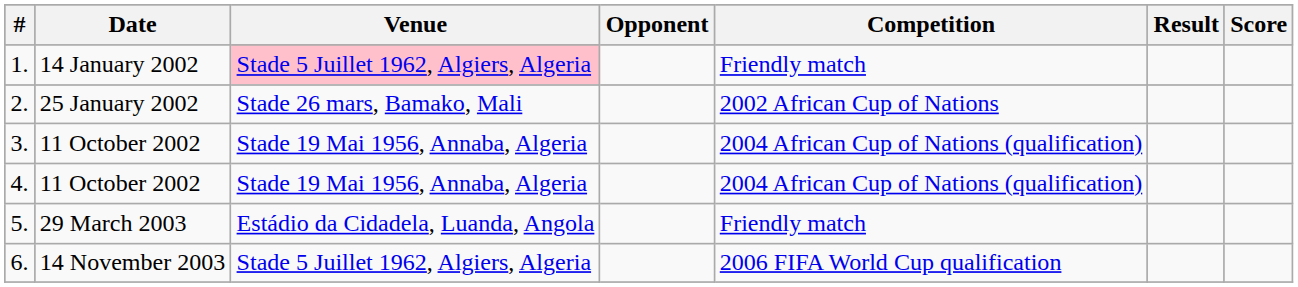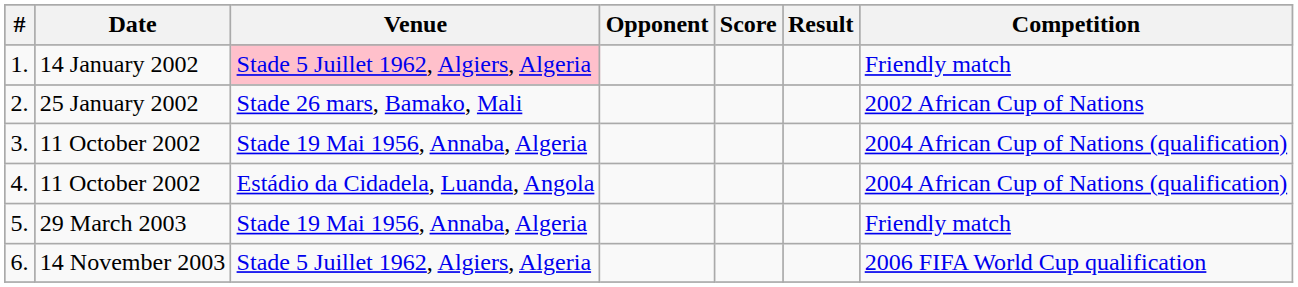columns swapped: (1259, 24) <-> (931, 24)
(412, 183) Stade 19 Mai 1956, Annaba, Algeria -> (415, 183) Estádio da Cidadela, Luanda, Angola
(415, 223) Estádio da Cidadela, Luanda, Angola -> (412, 223) Stade 19 Mai 1956, Annaba, Algeria
